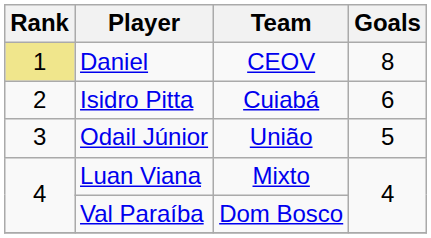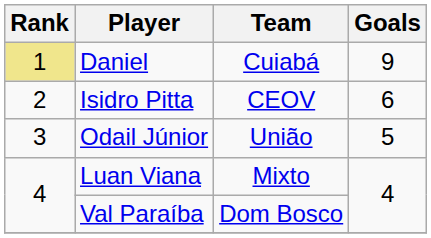(281, 61) CEOV -> (281, 61) Cuiabá
(388, 61) 8 -> (388, 61) 9
(281, 99) Cuiabá -> (281, 99) CEOV
